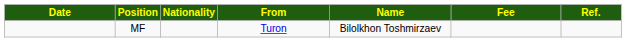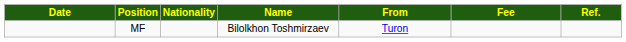columns swapped: (390, 13) <-> (274, 13)
